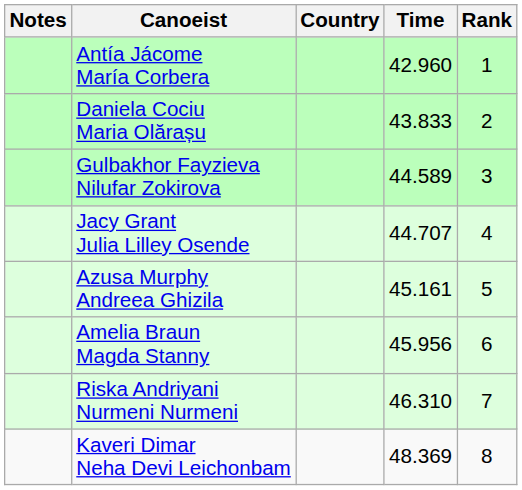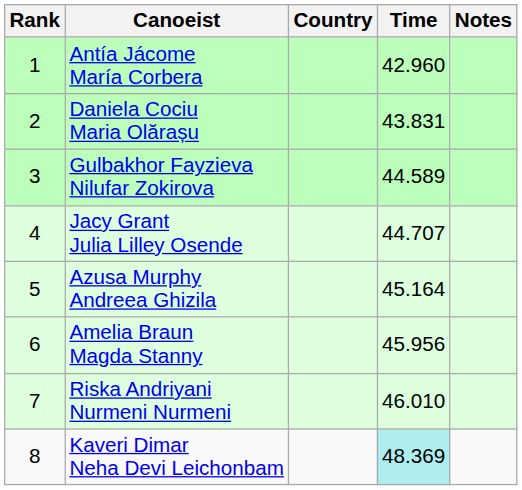columns swapped: (487, 20) <-> (38, 20)
(421, 121) 43.833 -> (414, 121) 43.831
(421, 289) 45.161 -> (414, 289) 45.164
(421, 400) 46.310 -> (414, 400) 46.010
(421, 456) no background -> (414, 456) paleturquoise background
